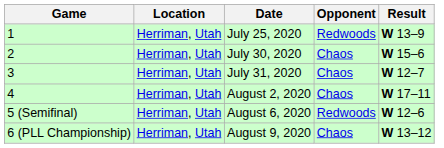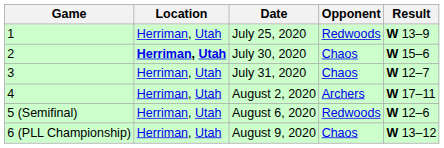(179, 53) normal -> (181, 53) bold
(335, 93) Chaos -> (343, 93) Archers
